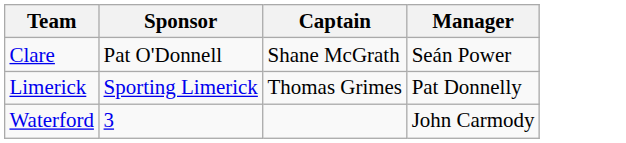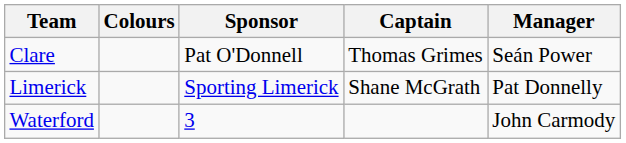+ column: (139, 21)
(334, 54) Shane McGrath -> (415, 54) Thomas Grimes
(335, 87) Thomas Grimes -> (414, 87) Shane McGrath
